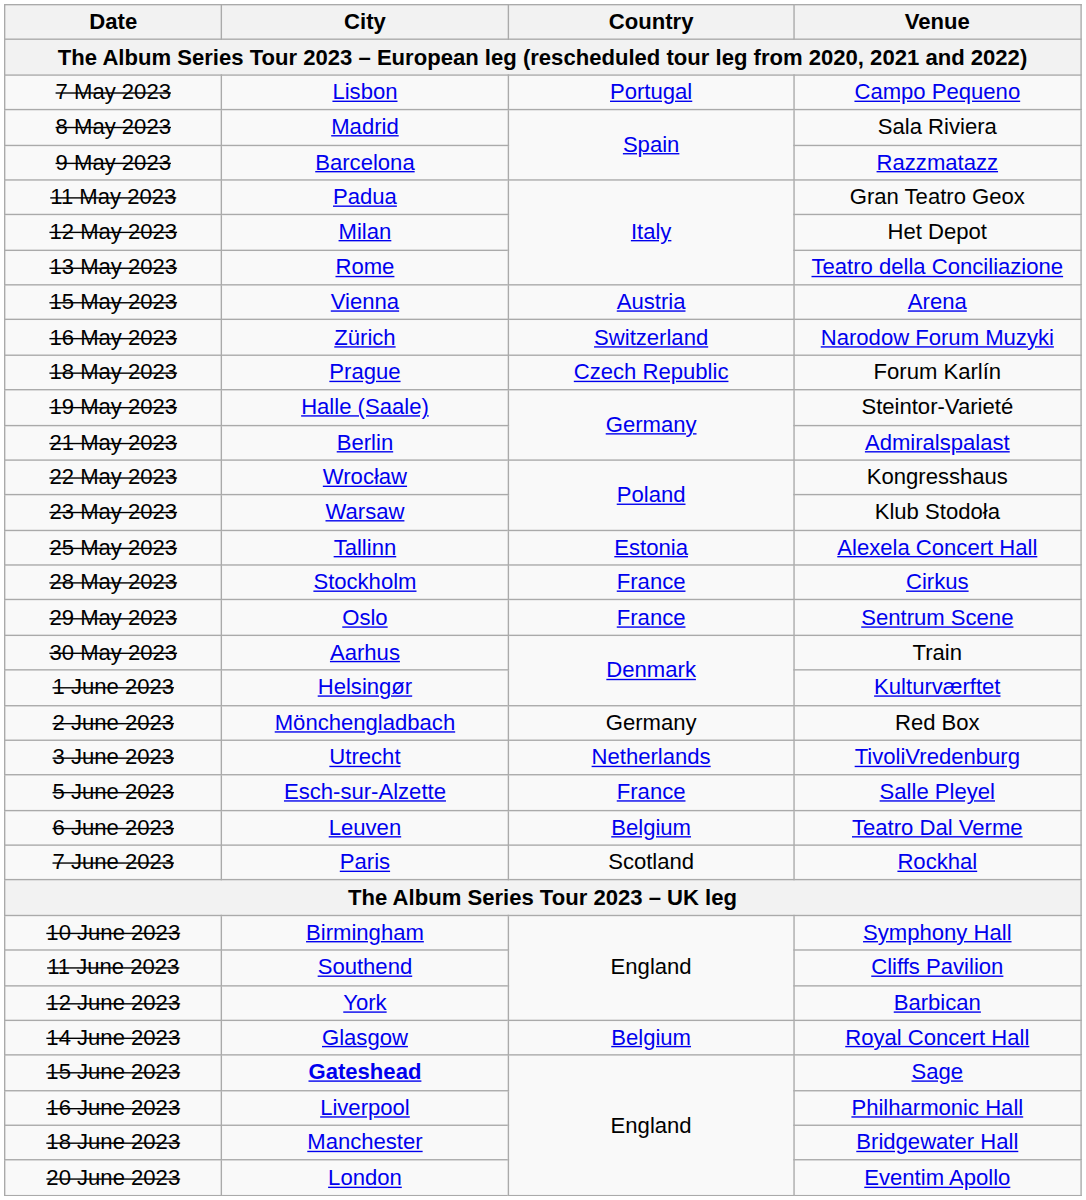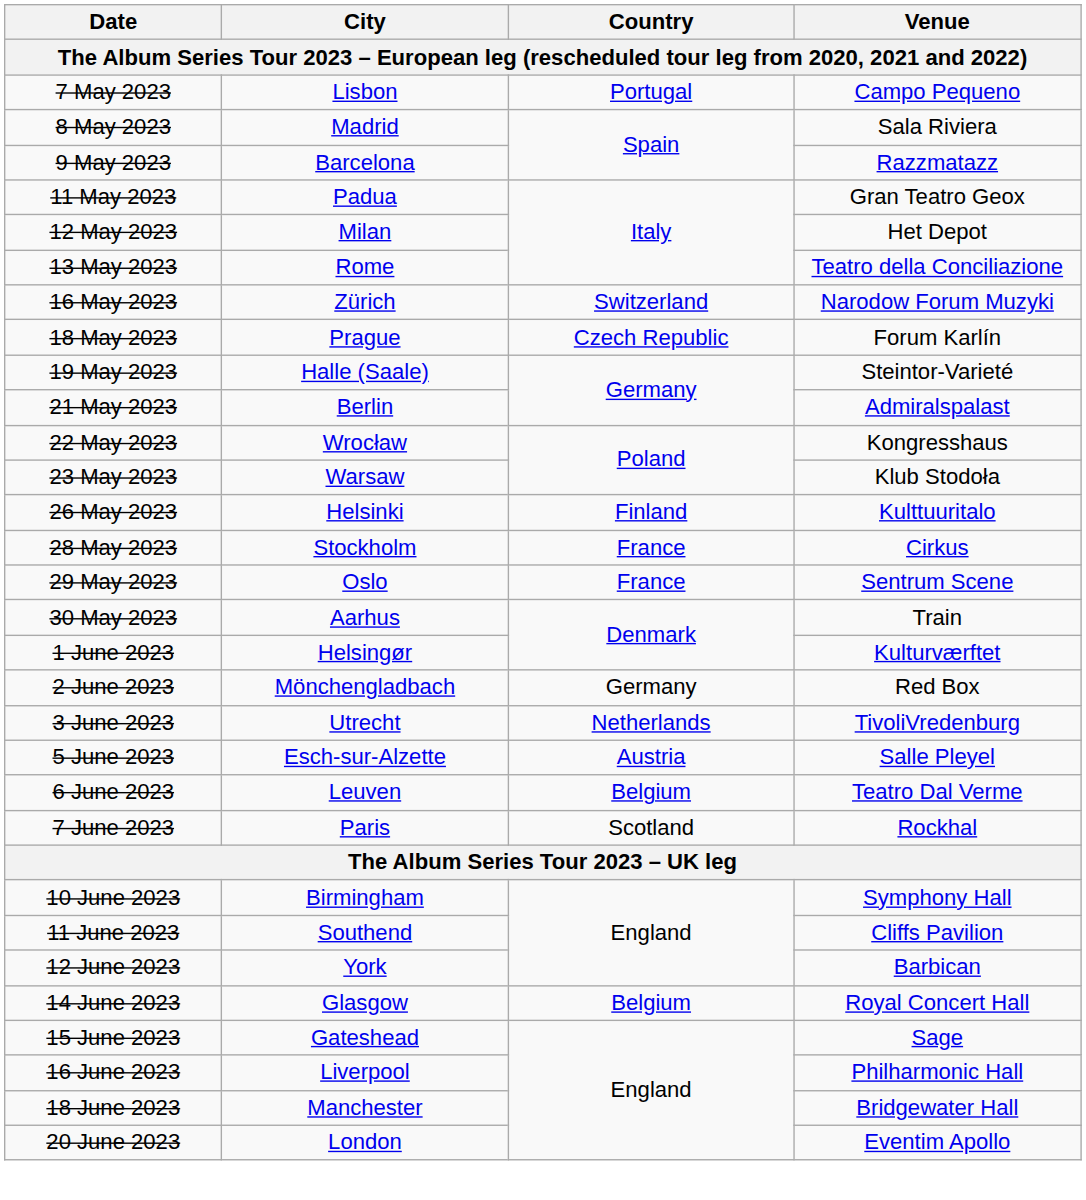- row: (113, 302)
- row: (113, 547)
+ row: (113, 512)
(651, 792) France -> (651, 757) Austria
(365, 1072) bold -> (365, 1037) normal
